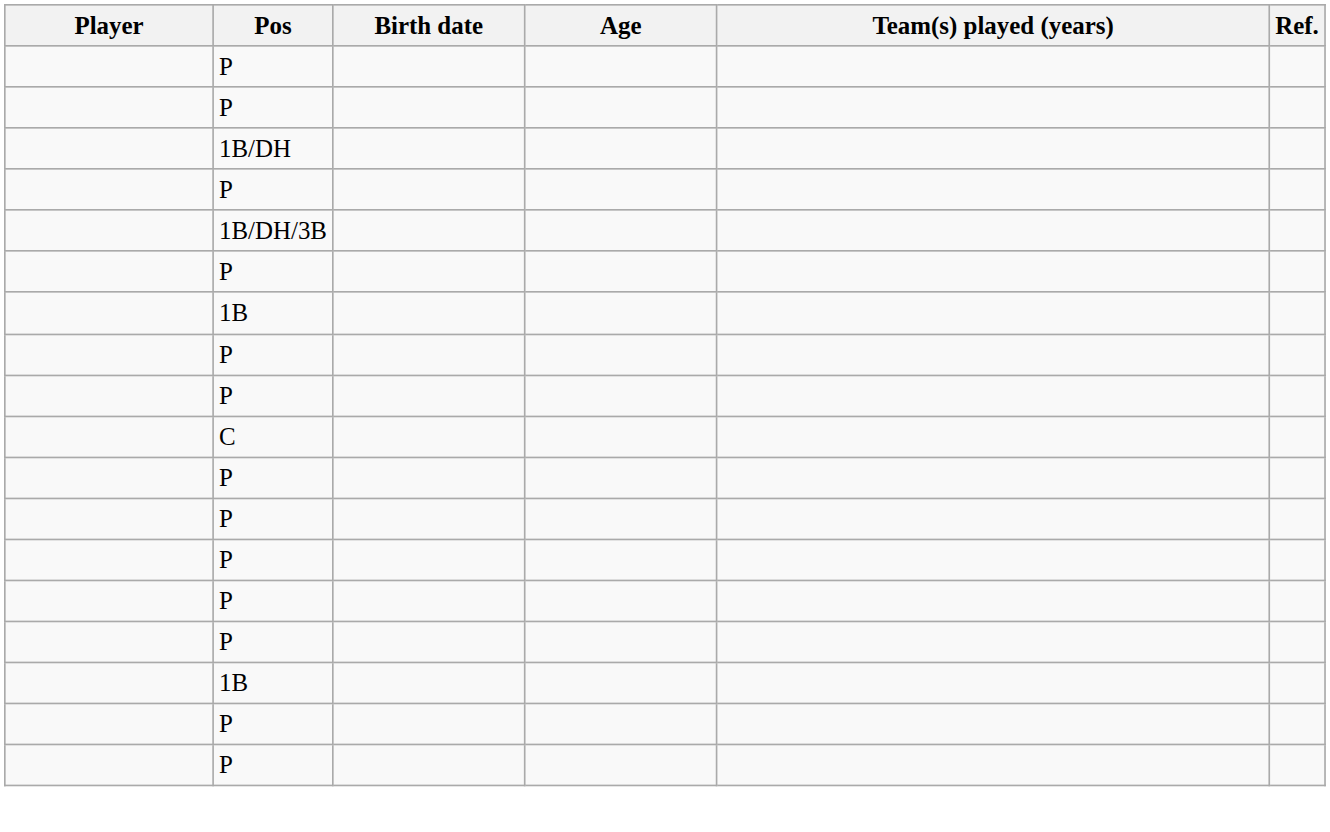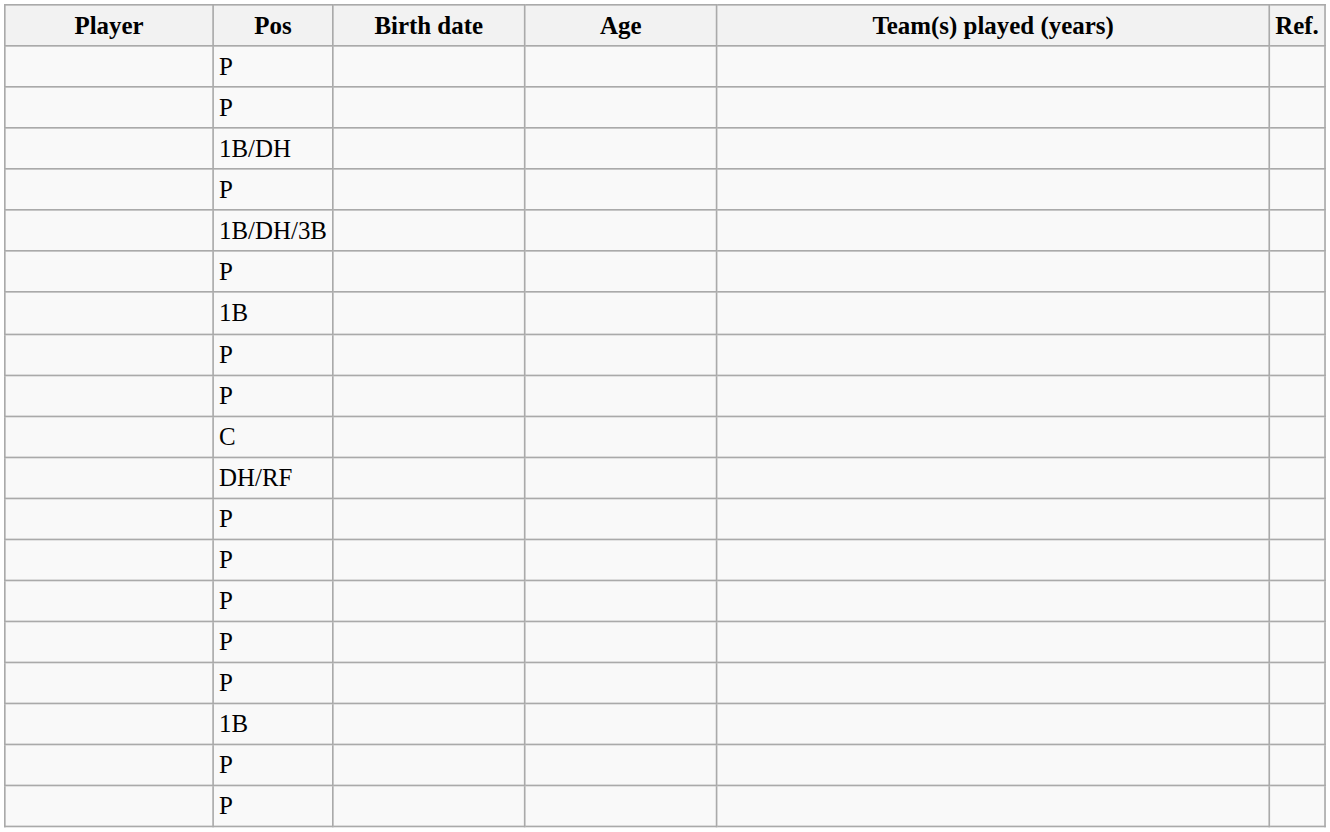+ row: (109, 478)
